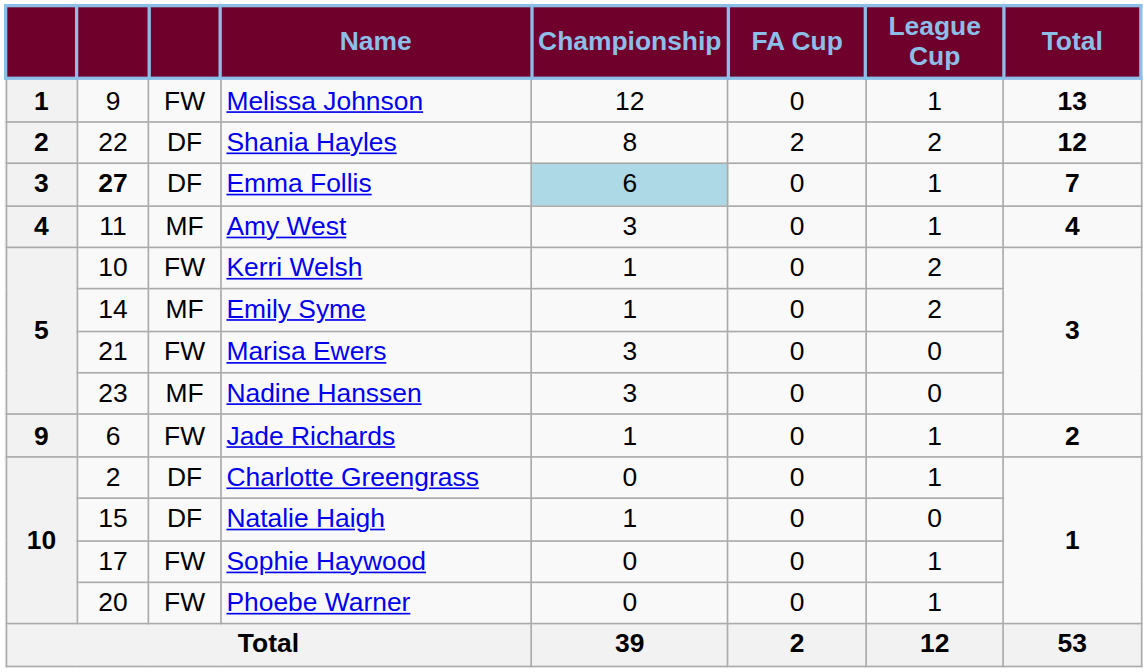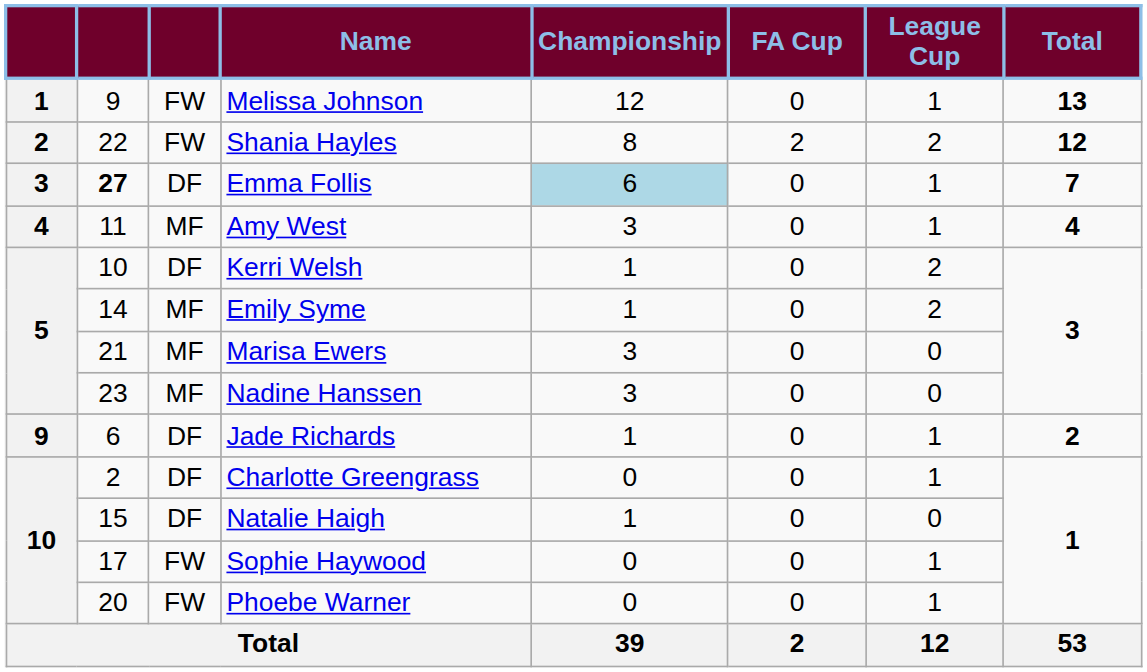(185, 142) DF -> (185, 142) FW
(185, 267) FW -> (185, 267) DF
(185, 351) FW -> (185, 351) MF
(185, 435) FW -> (185, 435) DF
